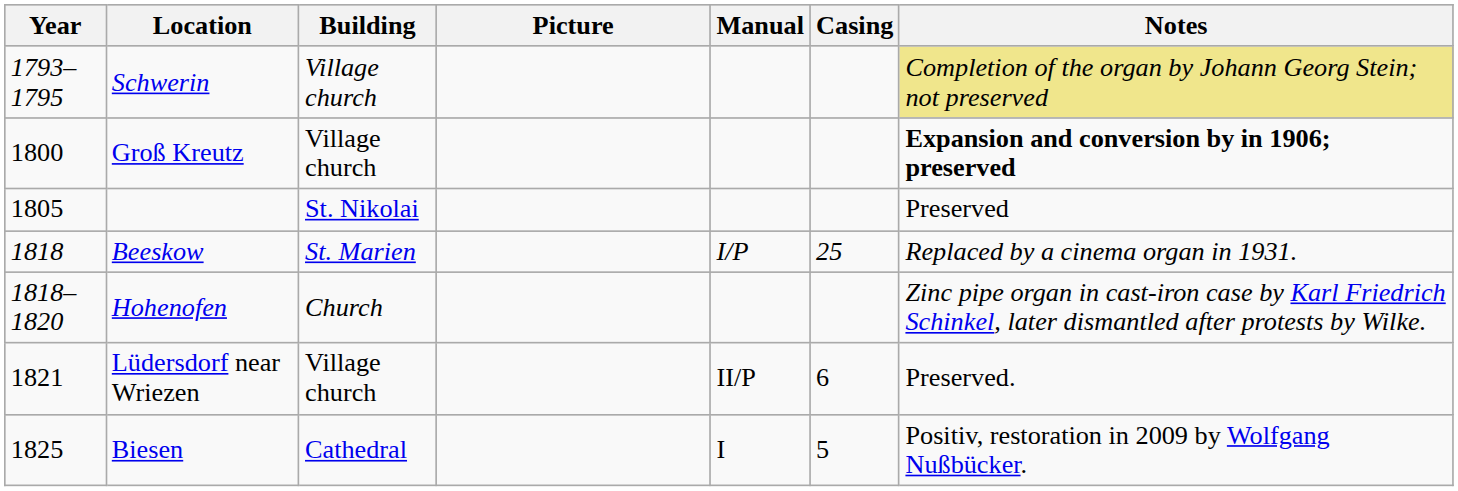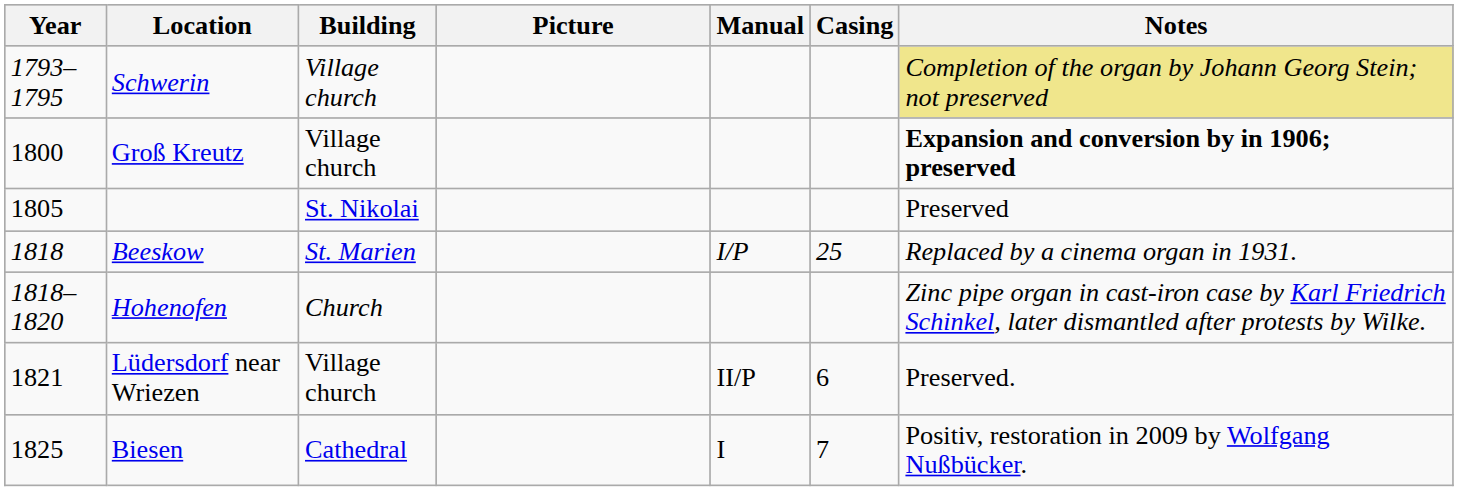(823, 449) 5 -> (823, 449) 7
